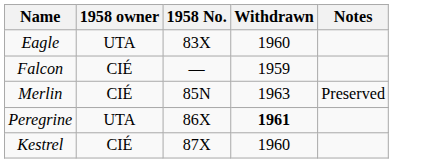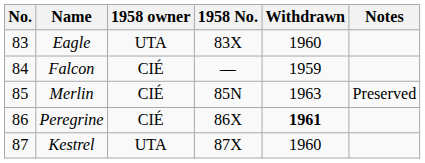+ column: (20, 17)
(119, 119) UTA -> (151, 119) CIÉ
(119, 145) CIÉ -> (151, 145) UTA
